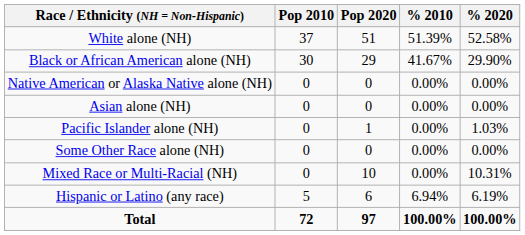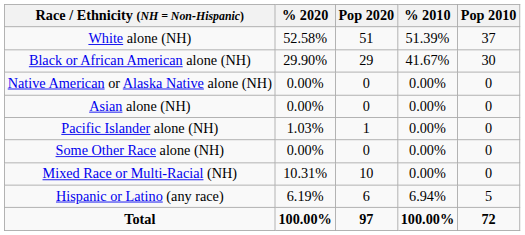columns swapped: (306, 15) <-> (490, 15)
